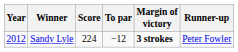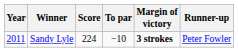(16, 39) 2012 -> (16, 39) 2011
(119, 39) −12 -> (119, 39) −10
